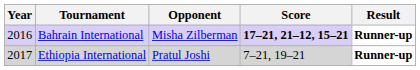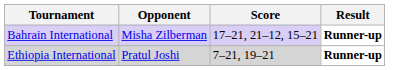- column: (20, 15)
(296, 35) bold -> (265, 35) normal
